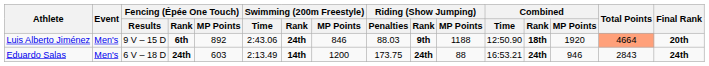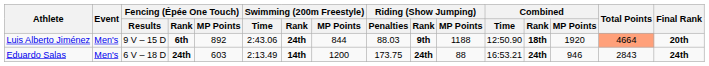(339, 41) 846 -> (339, 41) 844
